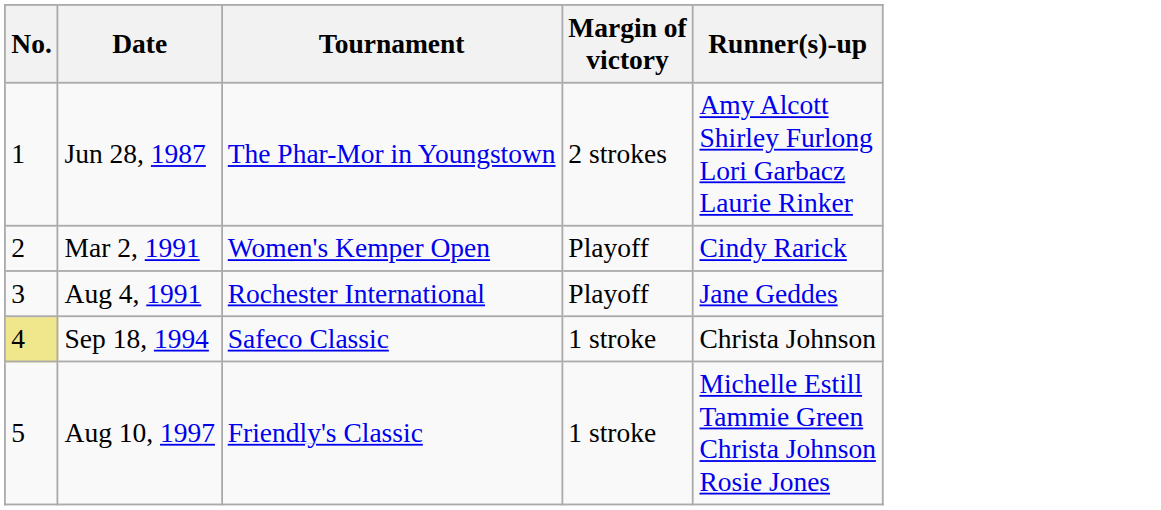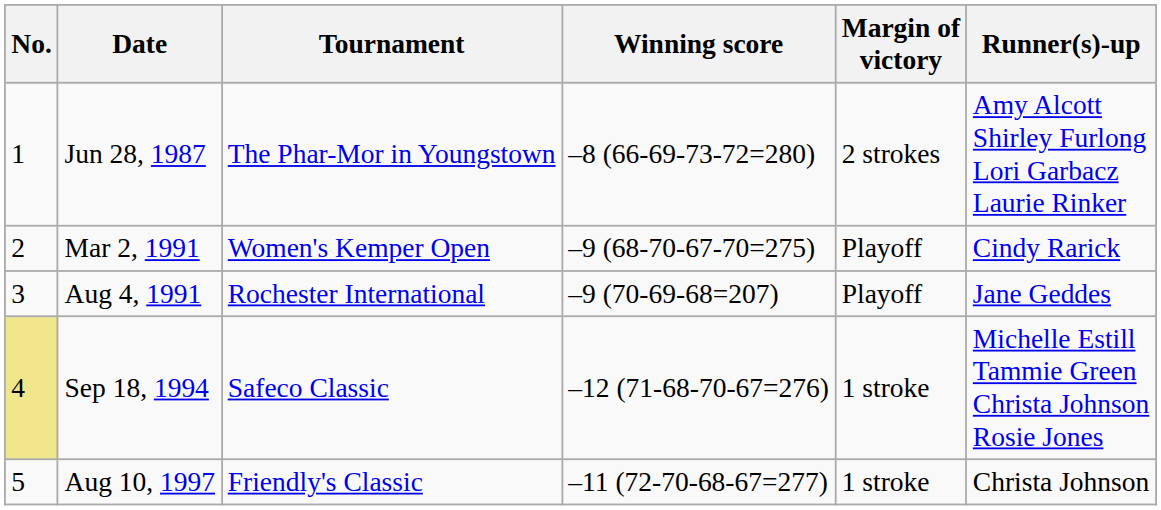+ column: (699, 43)
(788, 339) Christa Johnson -> (1061, 388) Michelle Estill Tammie Green Christa Johnson Rosie Jones
(788, 433) Michelle Estill Tammie Green Christa Johnson Rosie Jones -> (1061, 482) Christa Johnson
